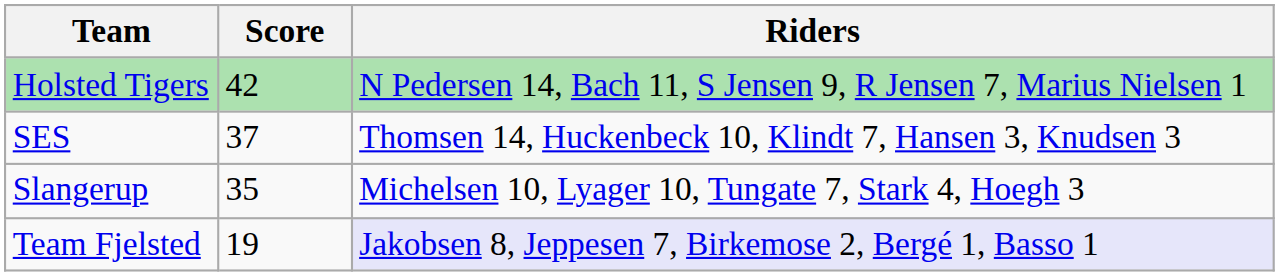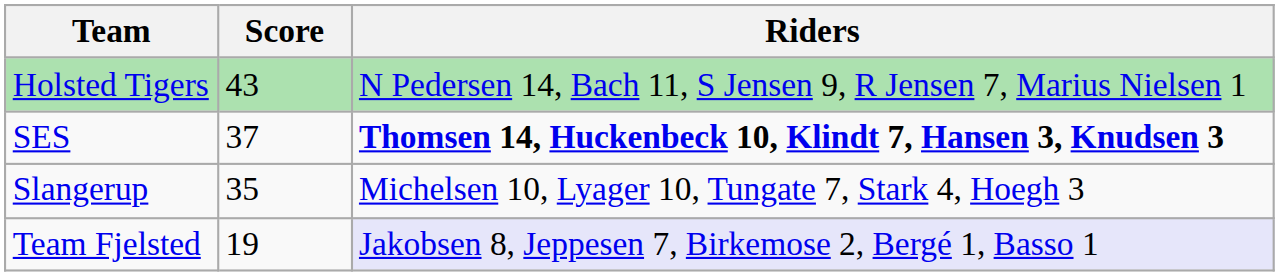(242, 84) 42 -> (242, 84) 43
(770, 137) normal -> (791, 137) bold
